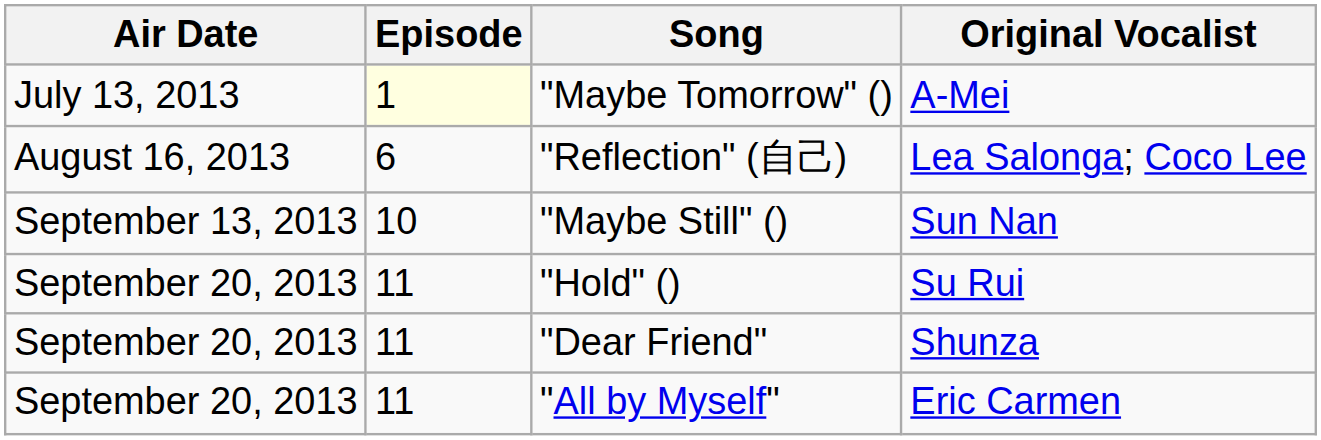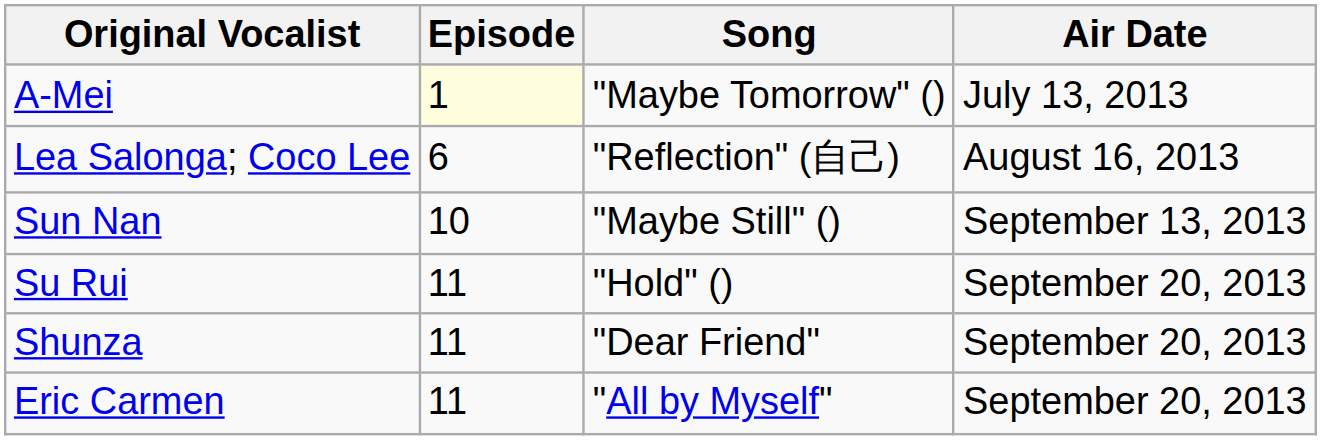columns swapped: (186, 34) <-> (1109, 34)
